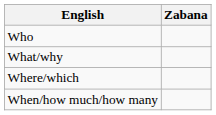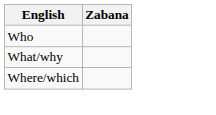- row: (83, 99)
